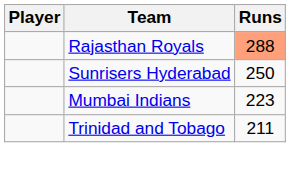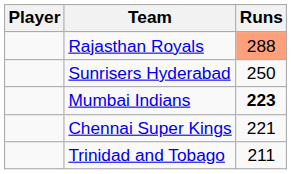(260, 100) normal -> (261, 100) bold
+ row: (150, 127)
